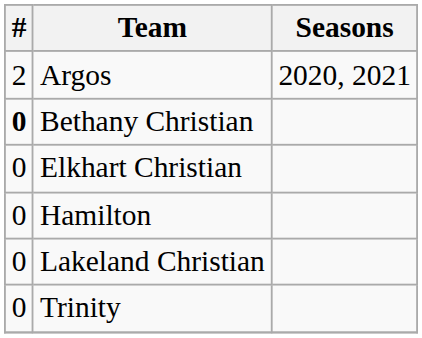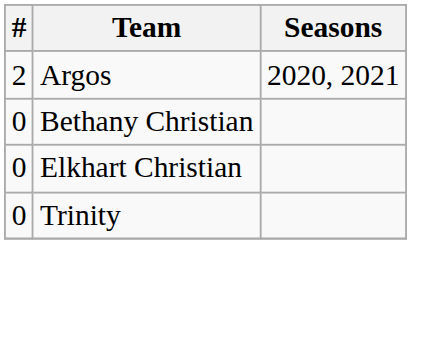(19, 121) bold -> (19, 121) normal
- row: (96, 214)
- row: (152, 261)
